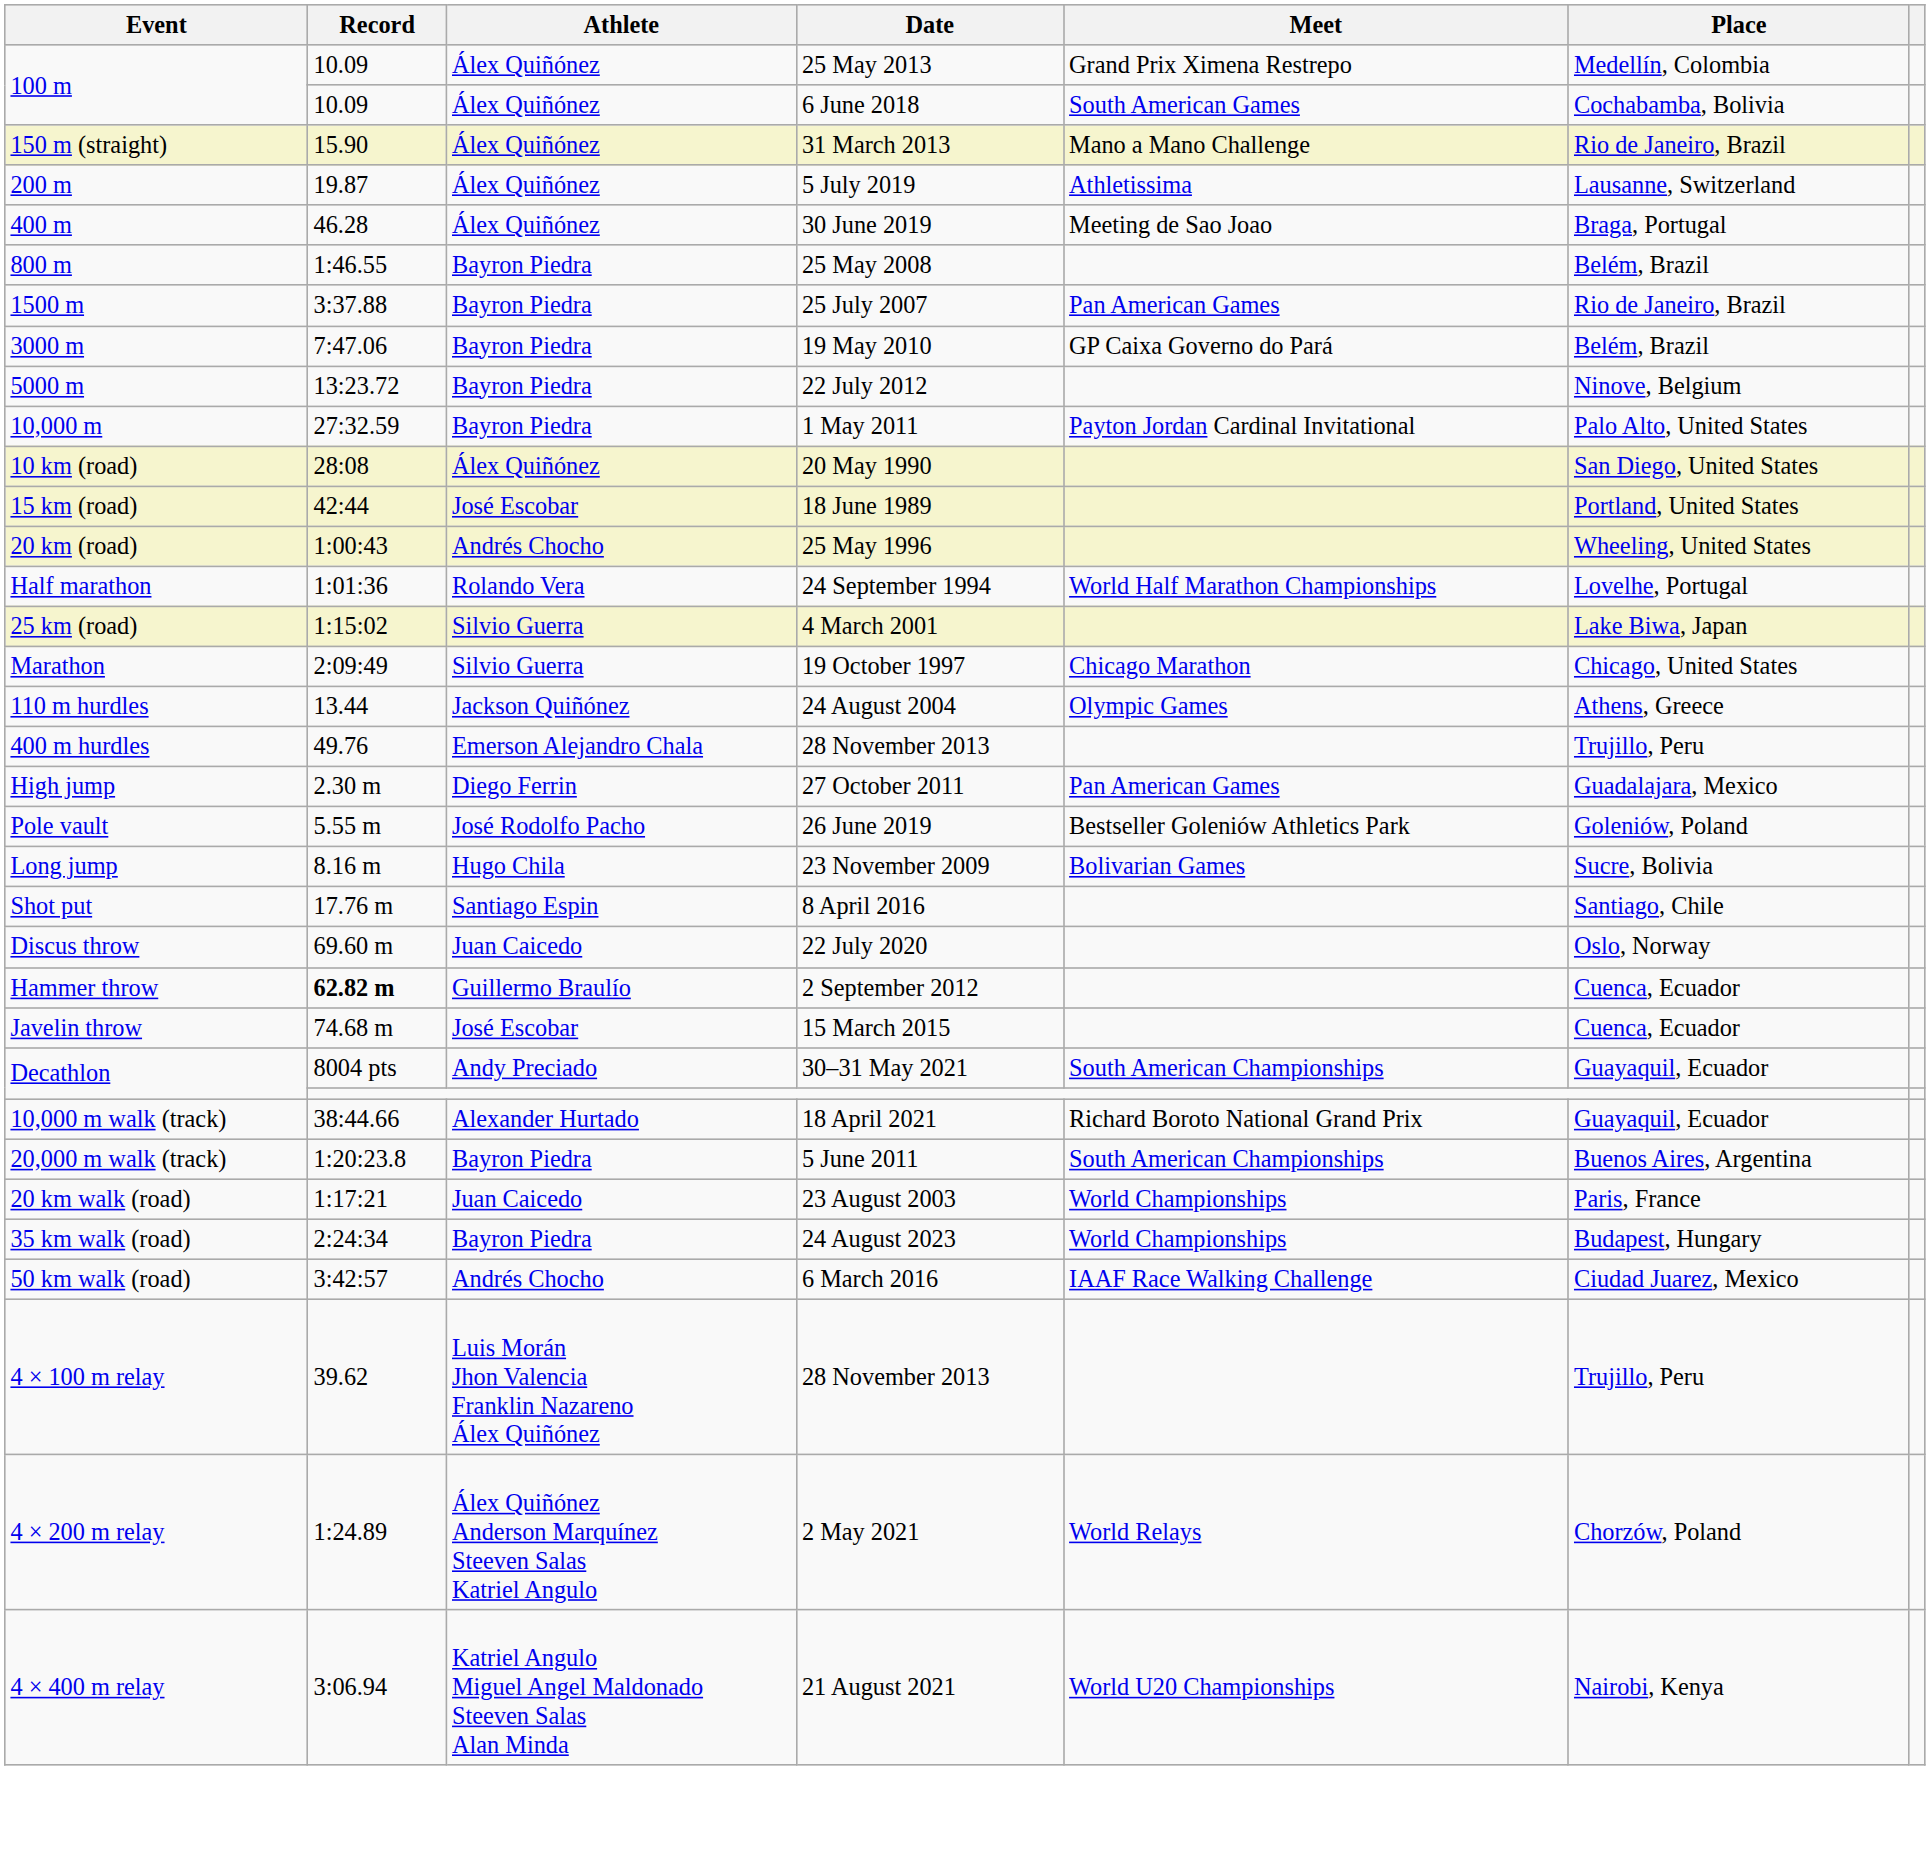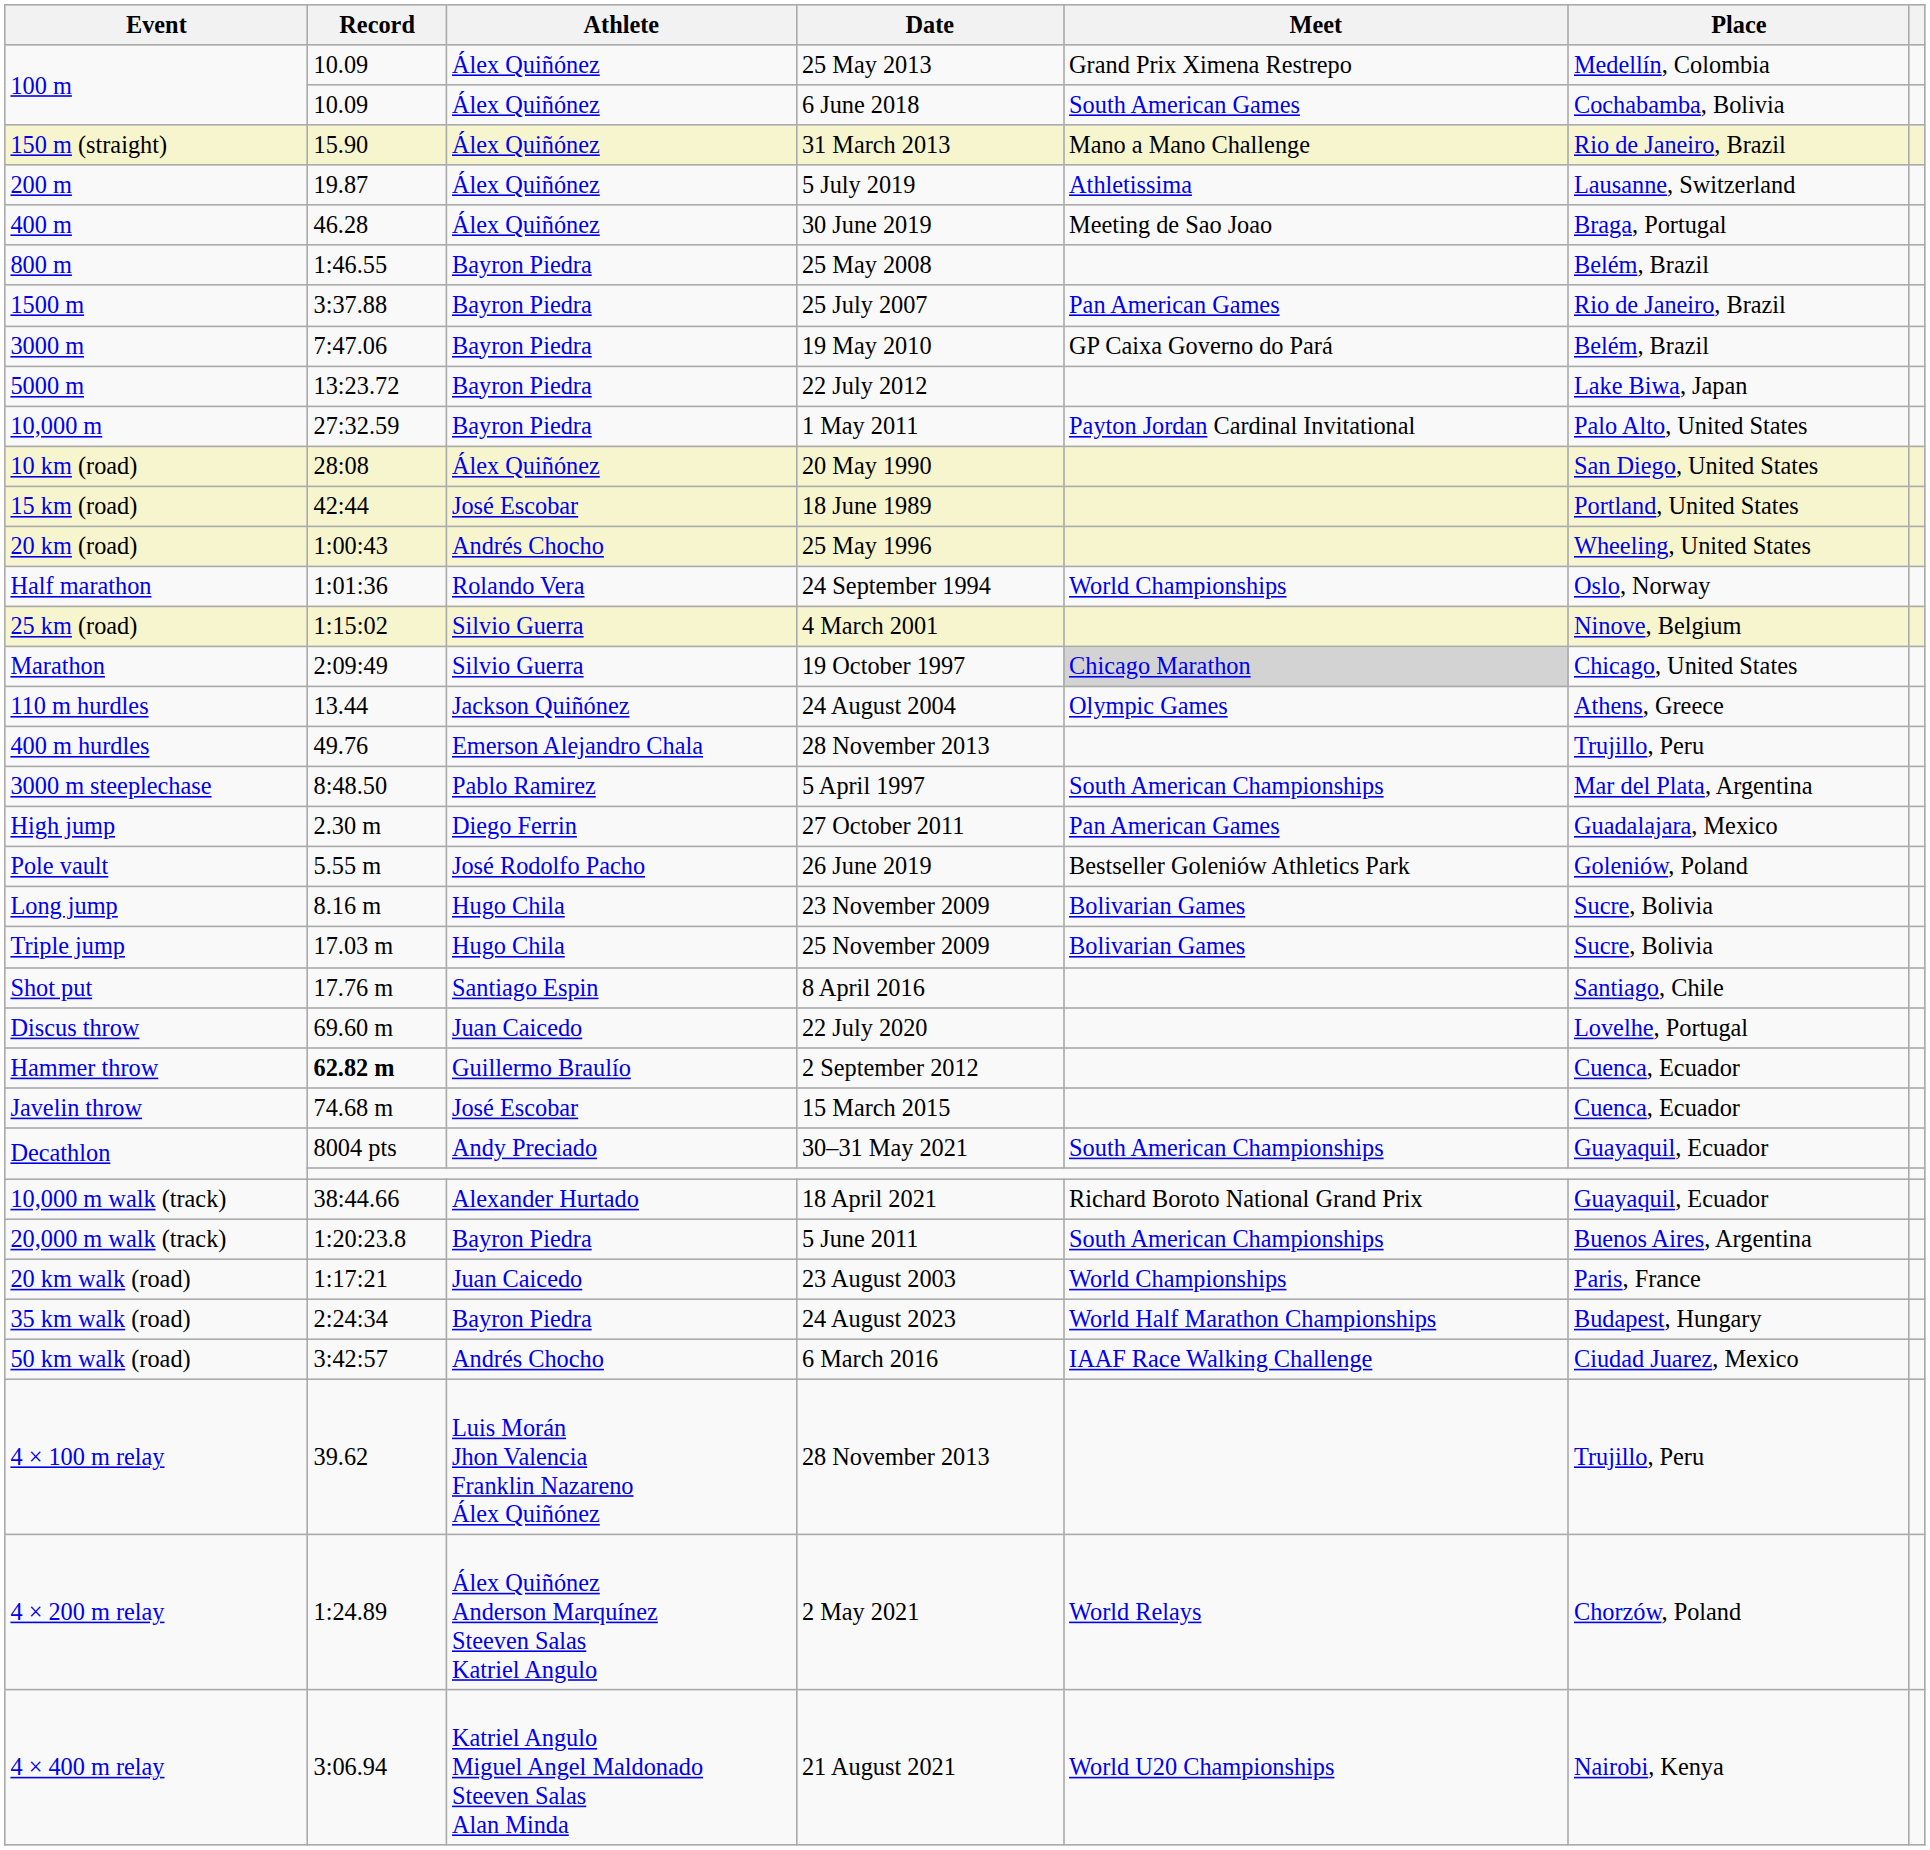(1658, 385) Ninove, Belgium -> (1661, 385) Lake Biwa, Japan
(1253, 586) World Half Marathon Championships -> (1178, 586) World Championships
(1661, 586) Lovelhe, Portugal -> (1642, 586) Oslo, Norway
(1661, 626) Lake Biwa, Japan -> (1658, 626) Ninove, Belgium
(1160, 666) no background -> (1160, 666) lightgrey background
+ row: (111, 786)
+ row: (68, 947)
(1642, 947) Oslo, Norway -> (1661, 1027) Lovelhe, Portugal
(1178, 1239) World Championships -> (1253, 1319) World Half Marathon Championships
